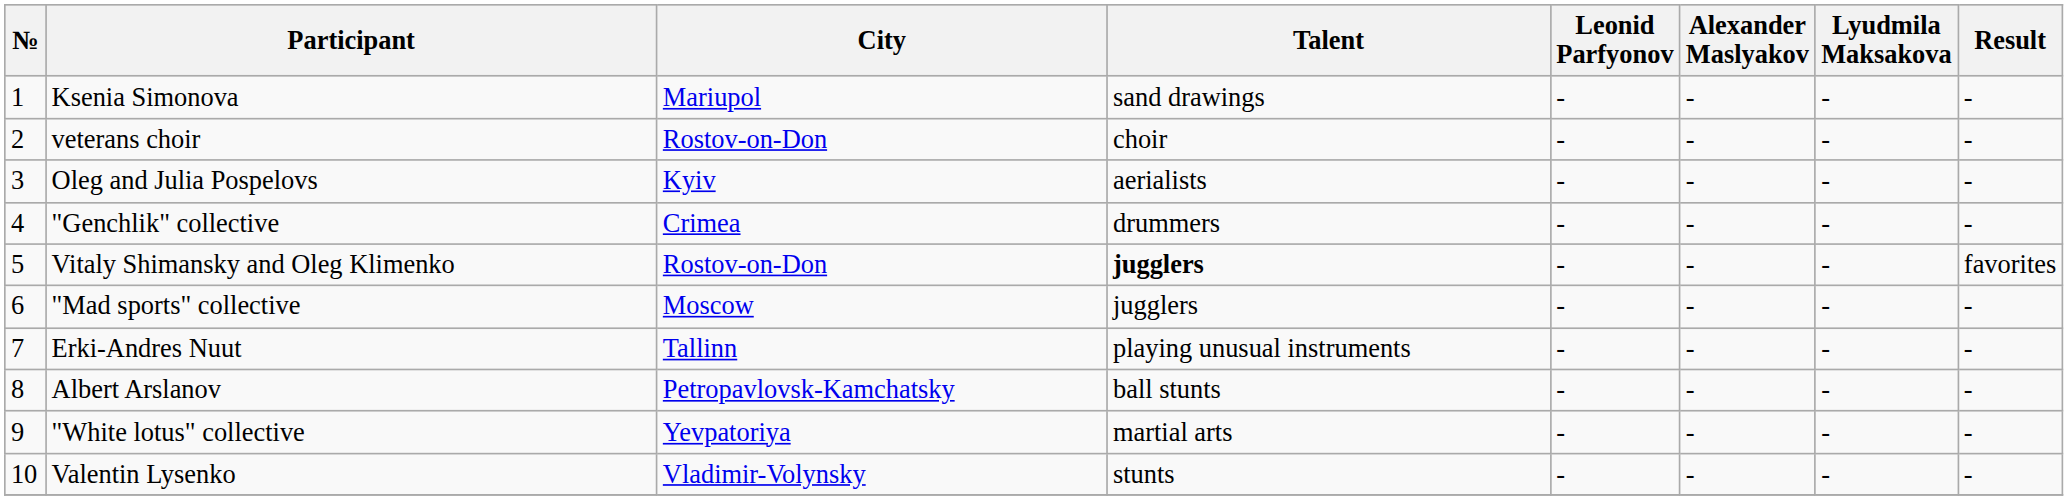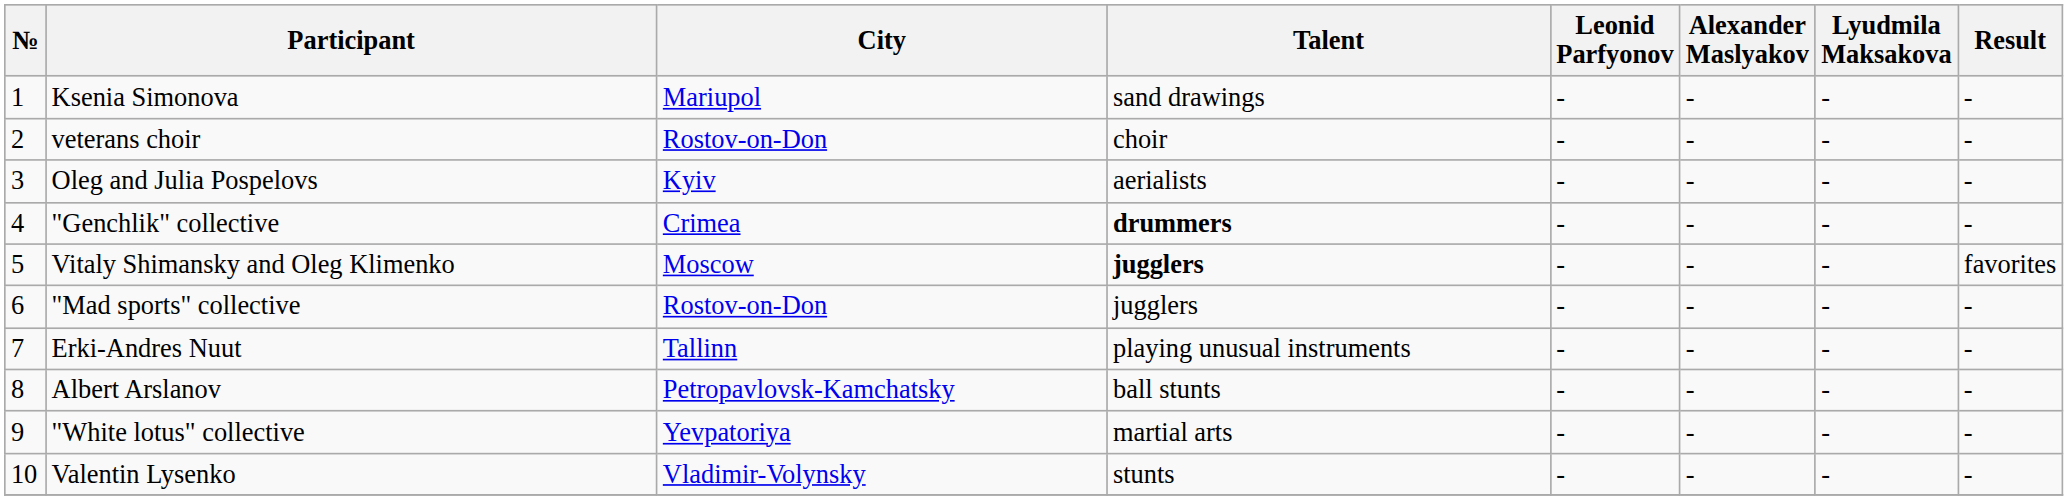(1167, 222) normal -> (1172, 222) bold
(745, 264) Rostov-on-Don -> (708, 264) Moscow
(708, 306) Moscow -> (745, 306) Rostov-on-Don
